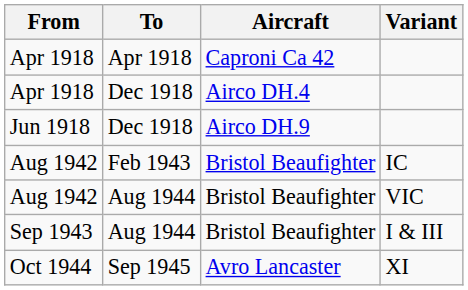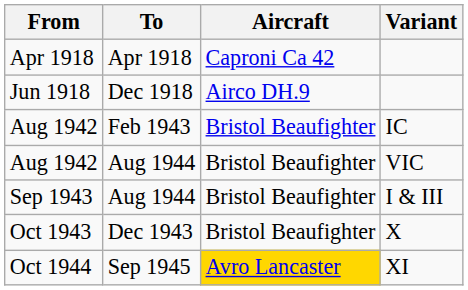- row: (52, 92)
+ row: (51, 232)
(273, 267) no background -> (273, 267) gold background
